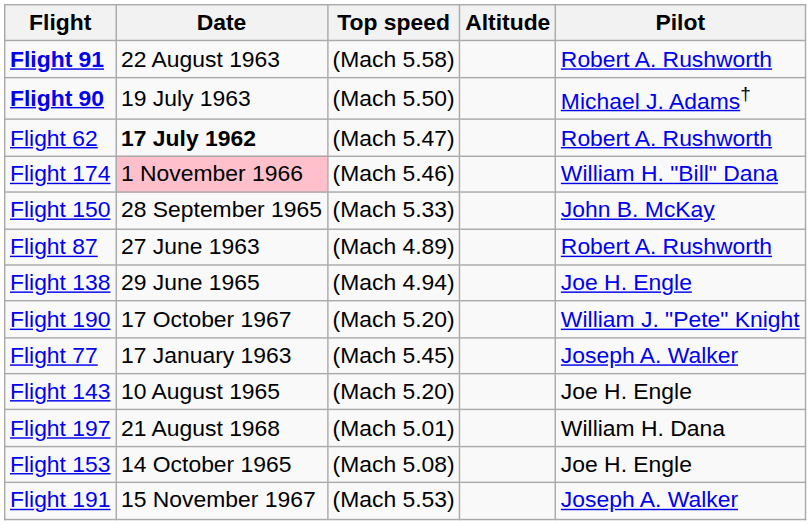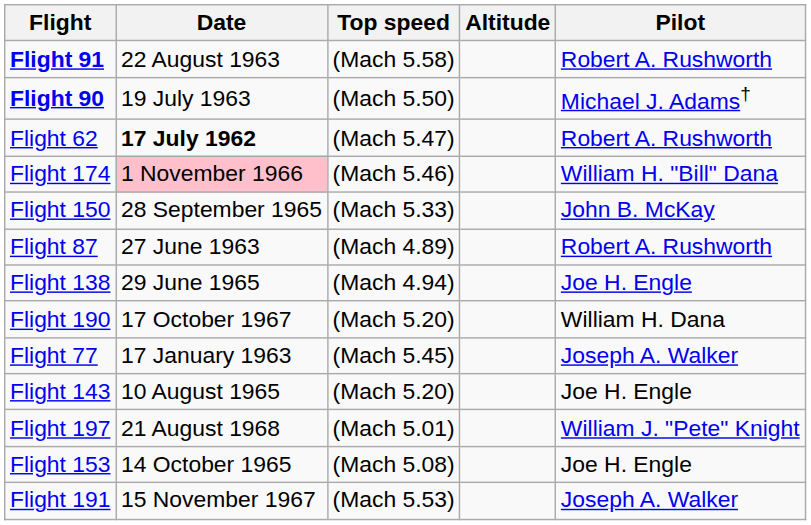(680, 319) William J. "Pete" Knight -> (643, 319) William H. Dana
(643, 427) William H. Dana -> (680, 427) William J. "Pete" Knight
